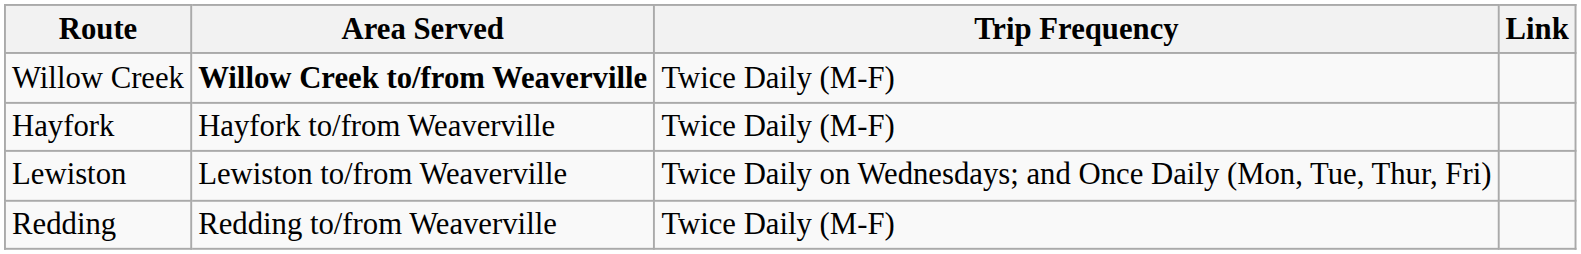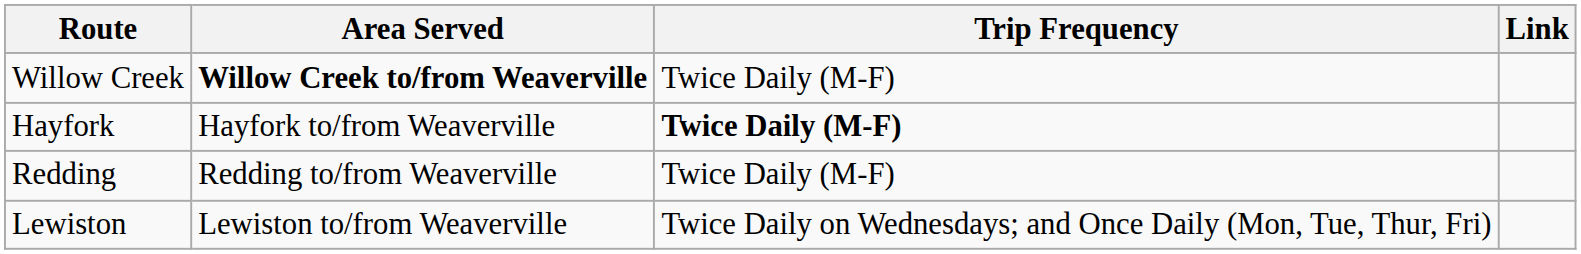(778, 126) normal -> (781, 126) bold
rows swapped: (69, 175) <-> (64, 223)
